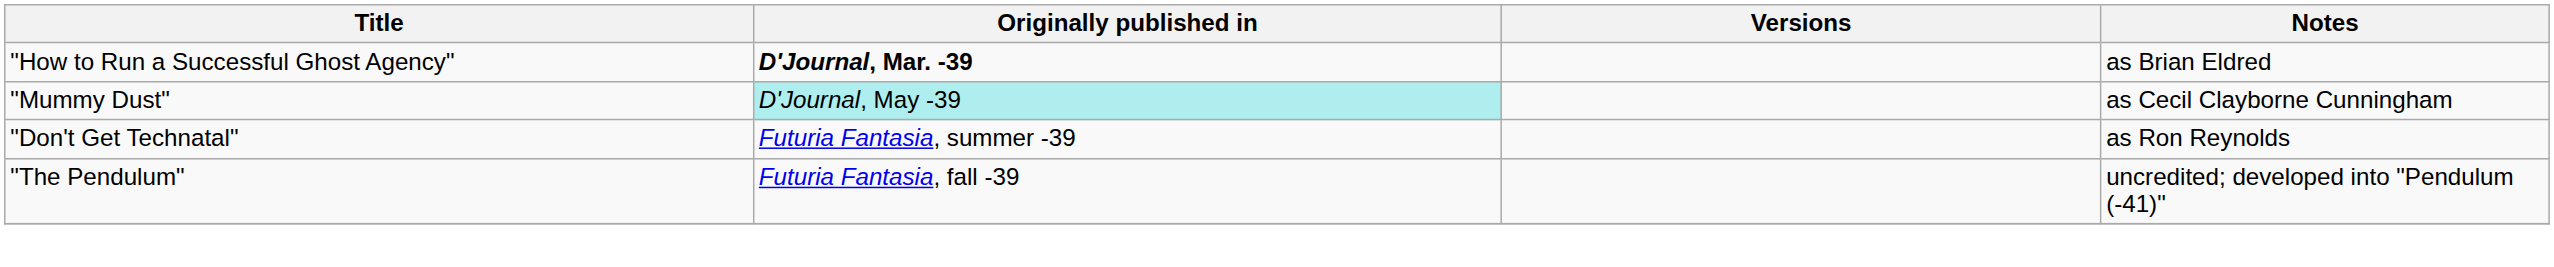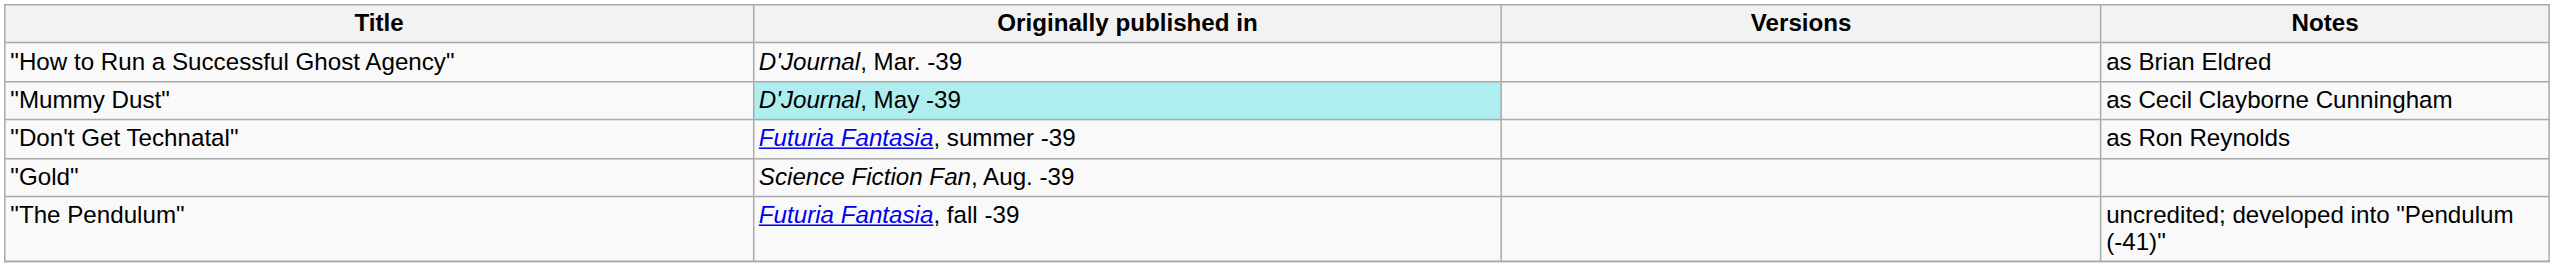(866, 61) bold -> (861, 61) normal
+ row: (44, 176)
